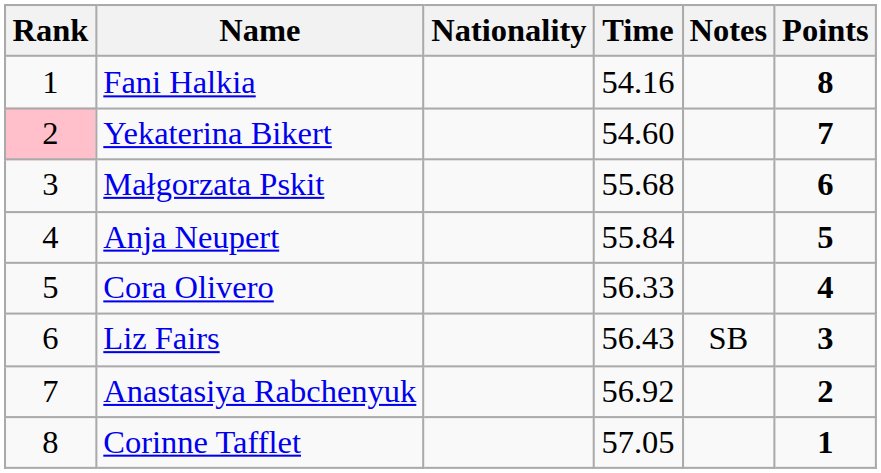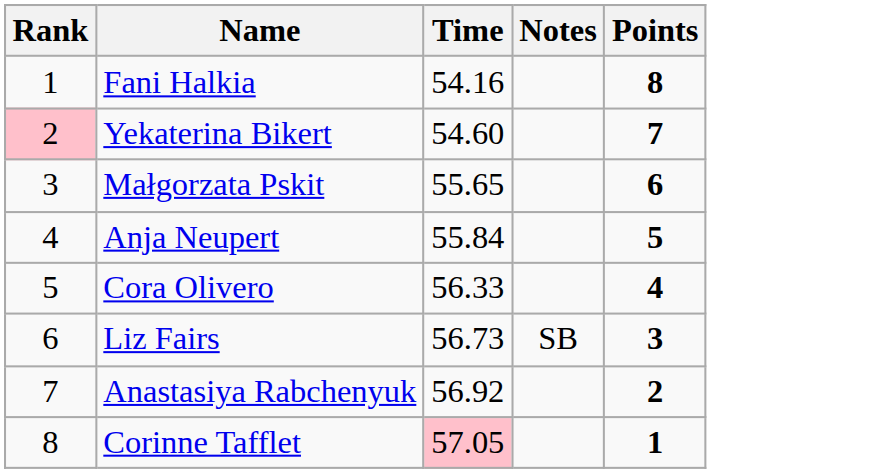- column: (509, 30)
(638, 184) 55.68 -> (468, 184) 55.65
(638, 339) 56.43 -> (468, 339) 56.73
(638, 442) no background -> (468, 442) pink background
